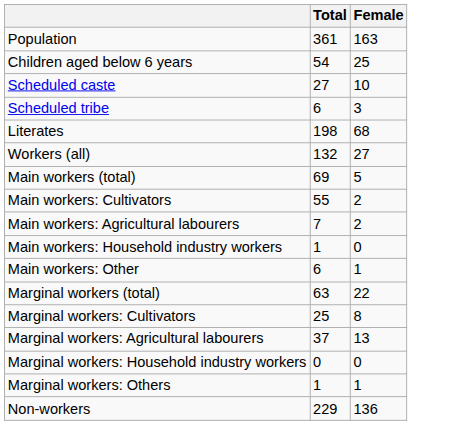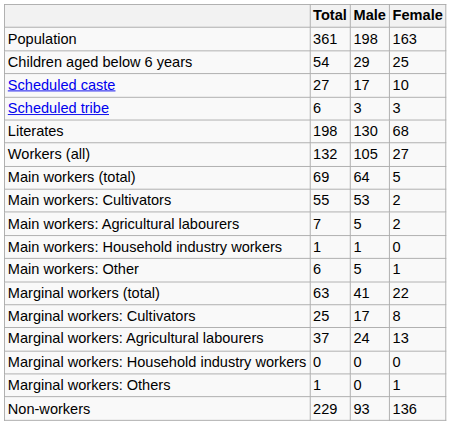+ column: (370, 16)
